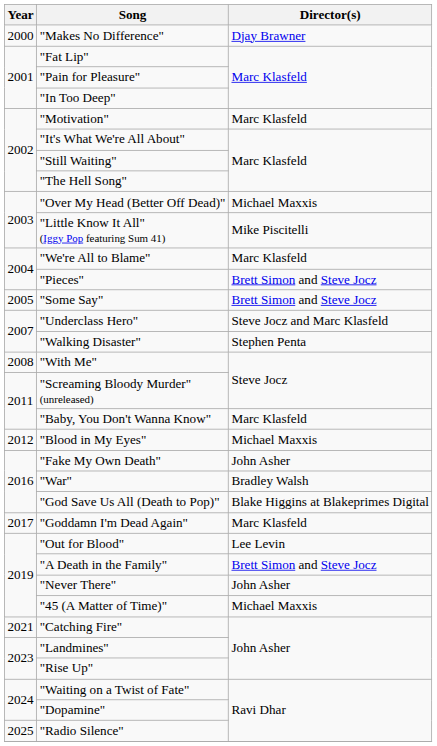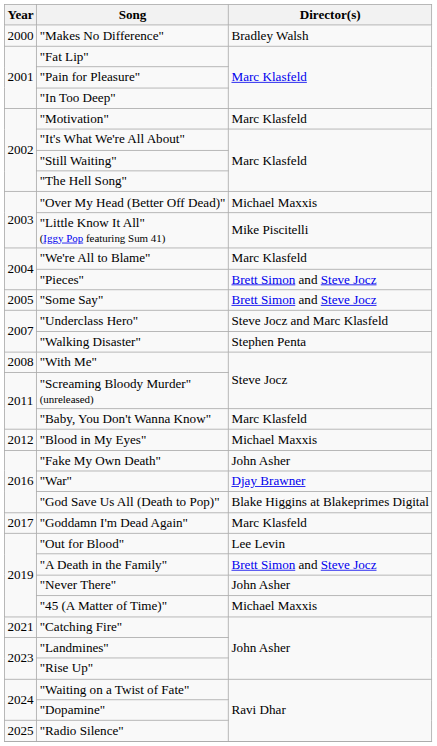(268, 35) Djay Brawner -> (270, 35) Bradley Walsh
(270, 481) Bradley Walsh -> (268, 481) Djay Brawner
